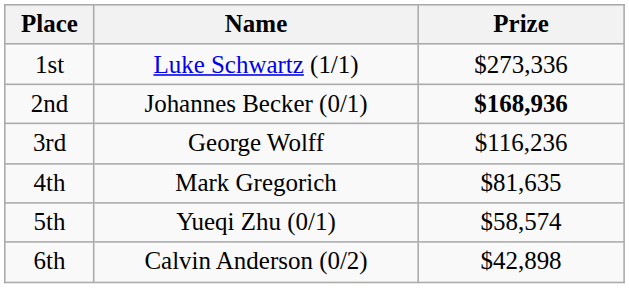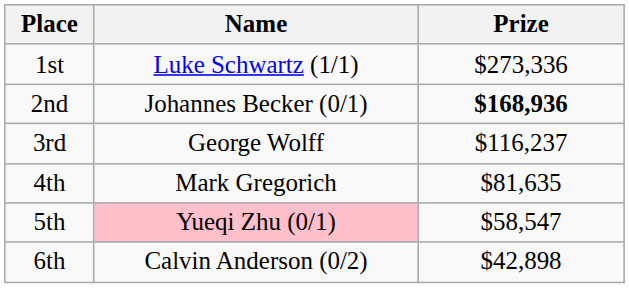(521, 143) $116,236 -> (521, 143) $116,237
(256, 222) no background -> (256, 222) pink background
(521, 222) $58,574 -> (521, 222) $58,547
